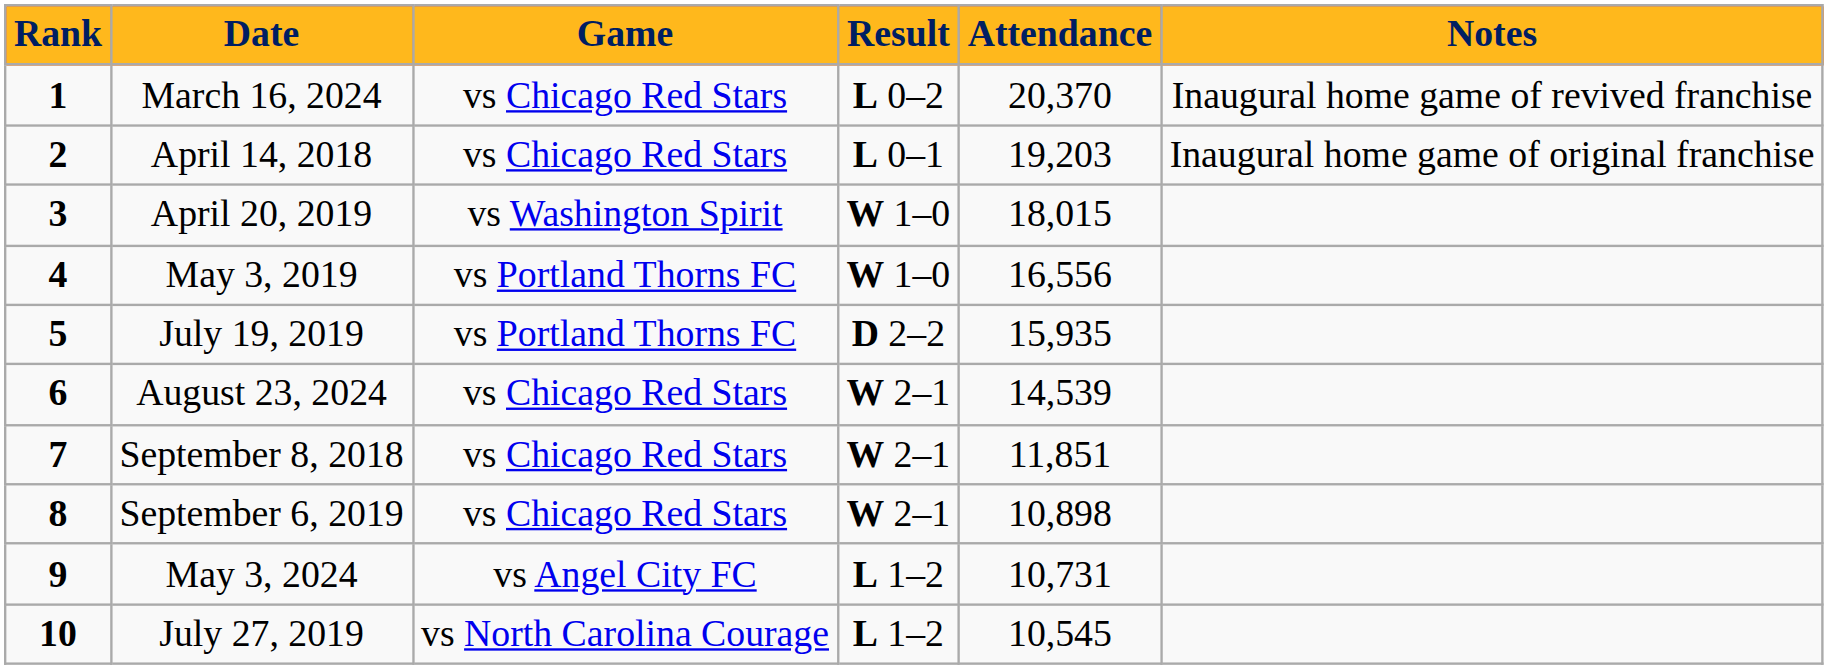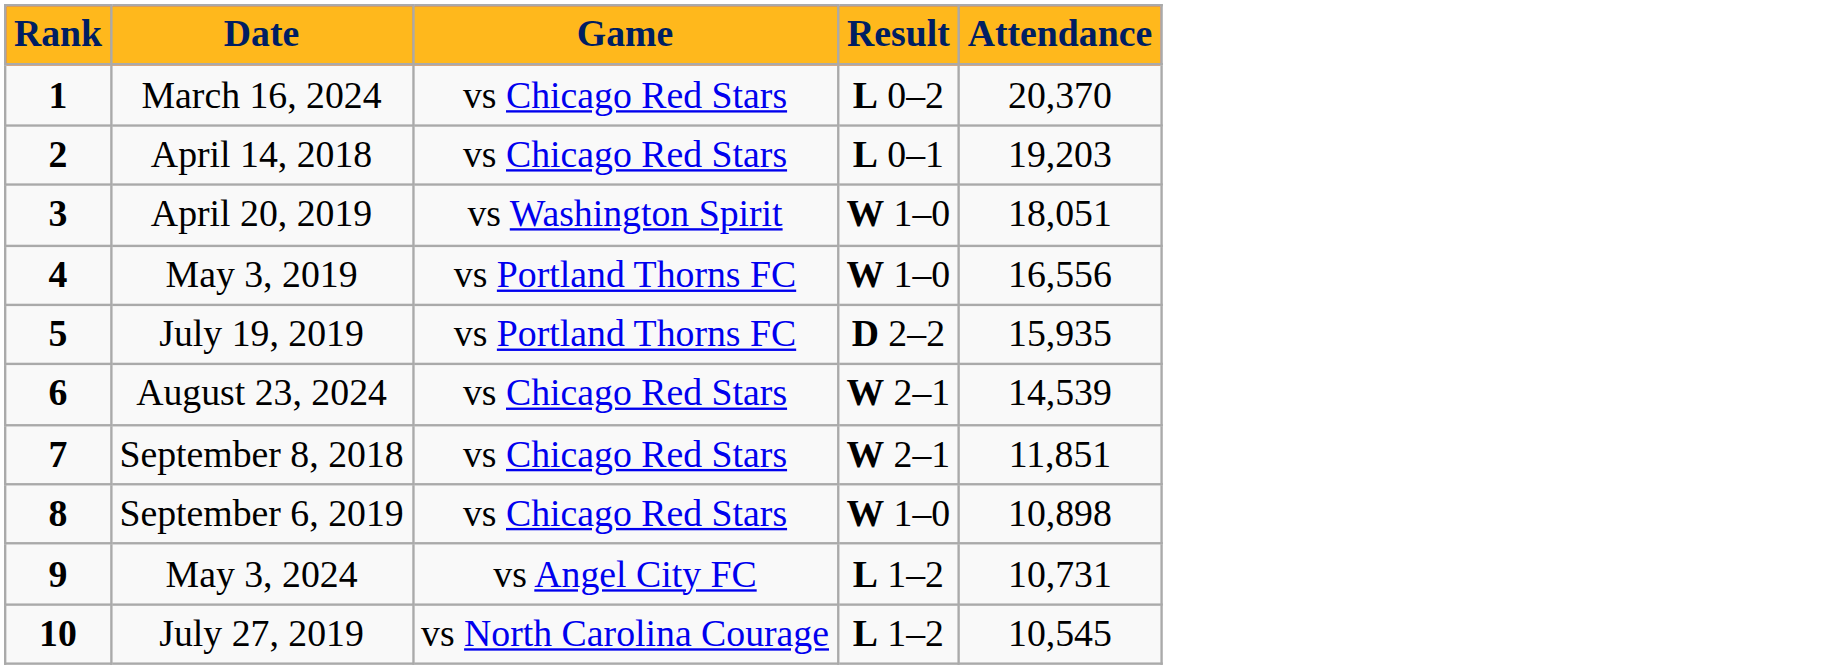- column: (1492, 34)
(1060, 214) 18,015 -> (1060, 214) 18,051
(898, 513) W 2–1 -> (898, 513) W 1–0
